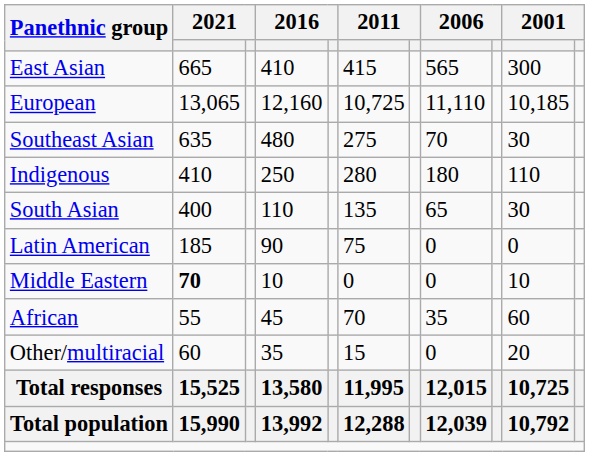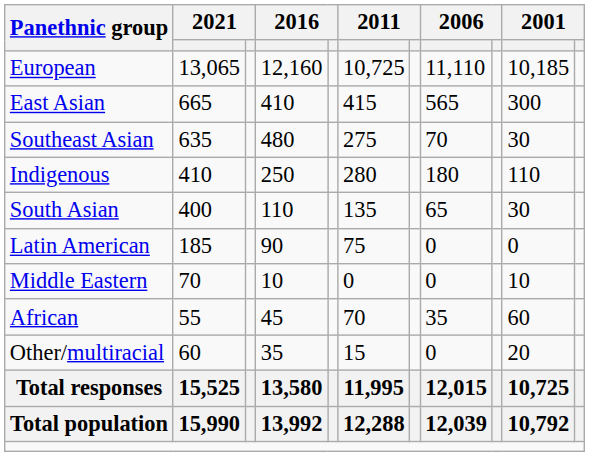rows swapped: (53, 103) <-> (57, 68)
(190, 281) bold -> (190, 281) normal
